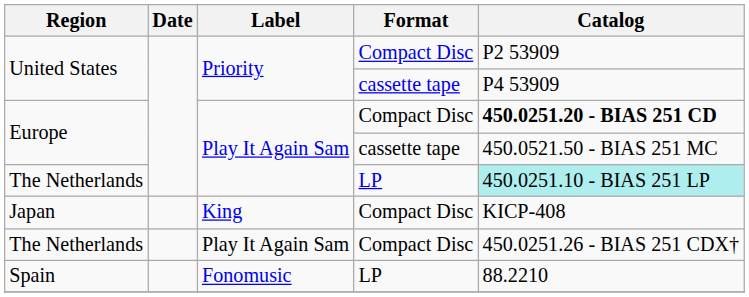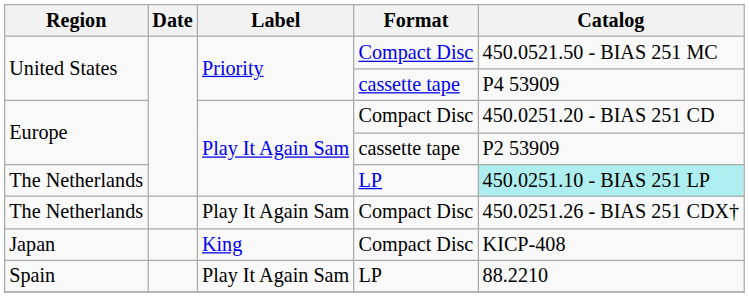(521, 52) P2 53909 -> (600, 52) 450.0521.50 - BIAS 251 MC
(600, 116) bold -> (599, 116) normal
(600, 148) 450.0521.50 - BIAS 251 MC -> (521, 148) P2 53909
rows swapped: (32, 212) <-> (76, 244)
(247, 276) Fonomusic -> (276, 276) Play It Again Sam
